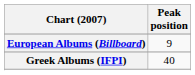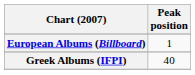(169, 43) 9 -> (169, 43) 1
